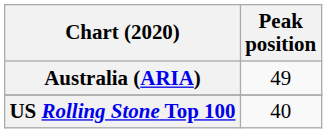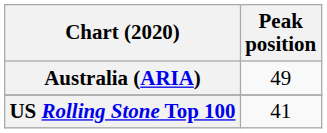(281, 111) 40 -> (281, 111) 41
